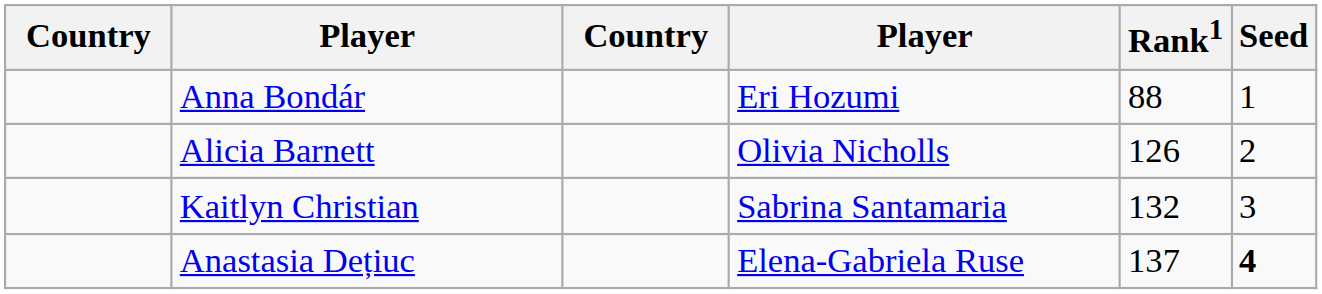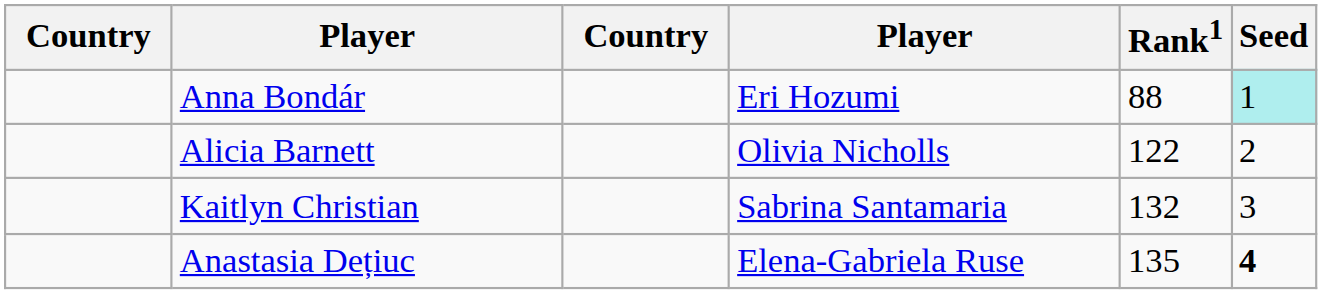(1248, 96) no background -> (1248, 96) paleturquoise background
(1154, 150) 126 -> (1154, 150) 122
(1154, 260) 137 -> (1154, 260) 135
